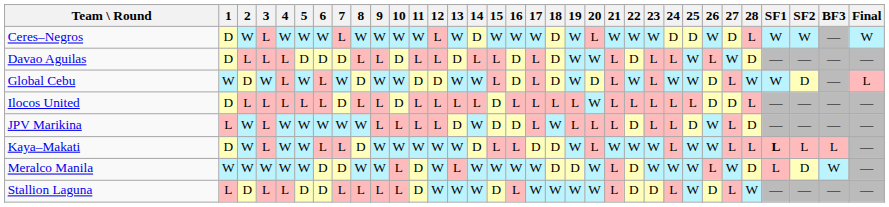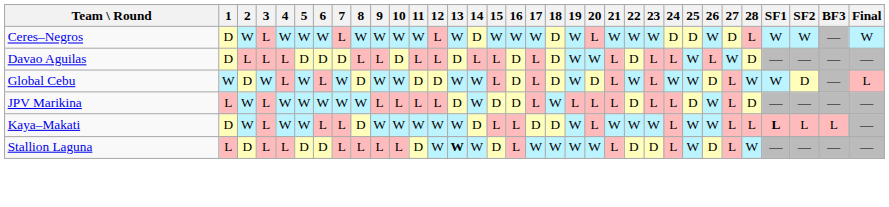- row: (44, 103)
- row: (50, 168)
(457, 190) normal -> (457, 146) bold
